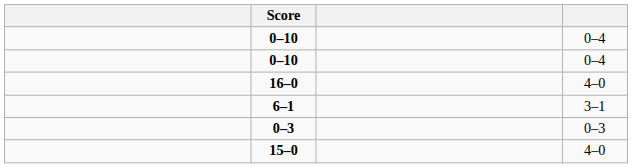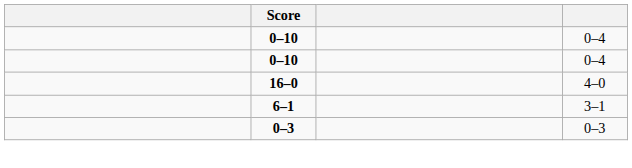- row: (284, 151)
